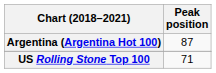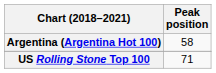(187, 42) 87 -> (187, 42) 58
